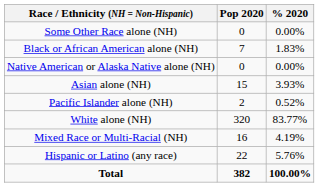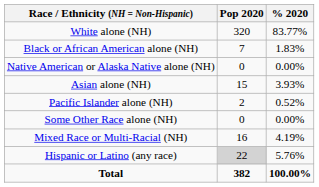rows swapped: (111, 119) <-> (111, 31)
(242, 155) no background -> (242, 155) lightgrey background
